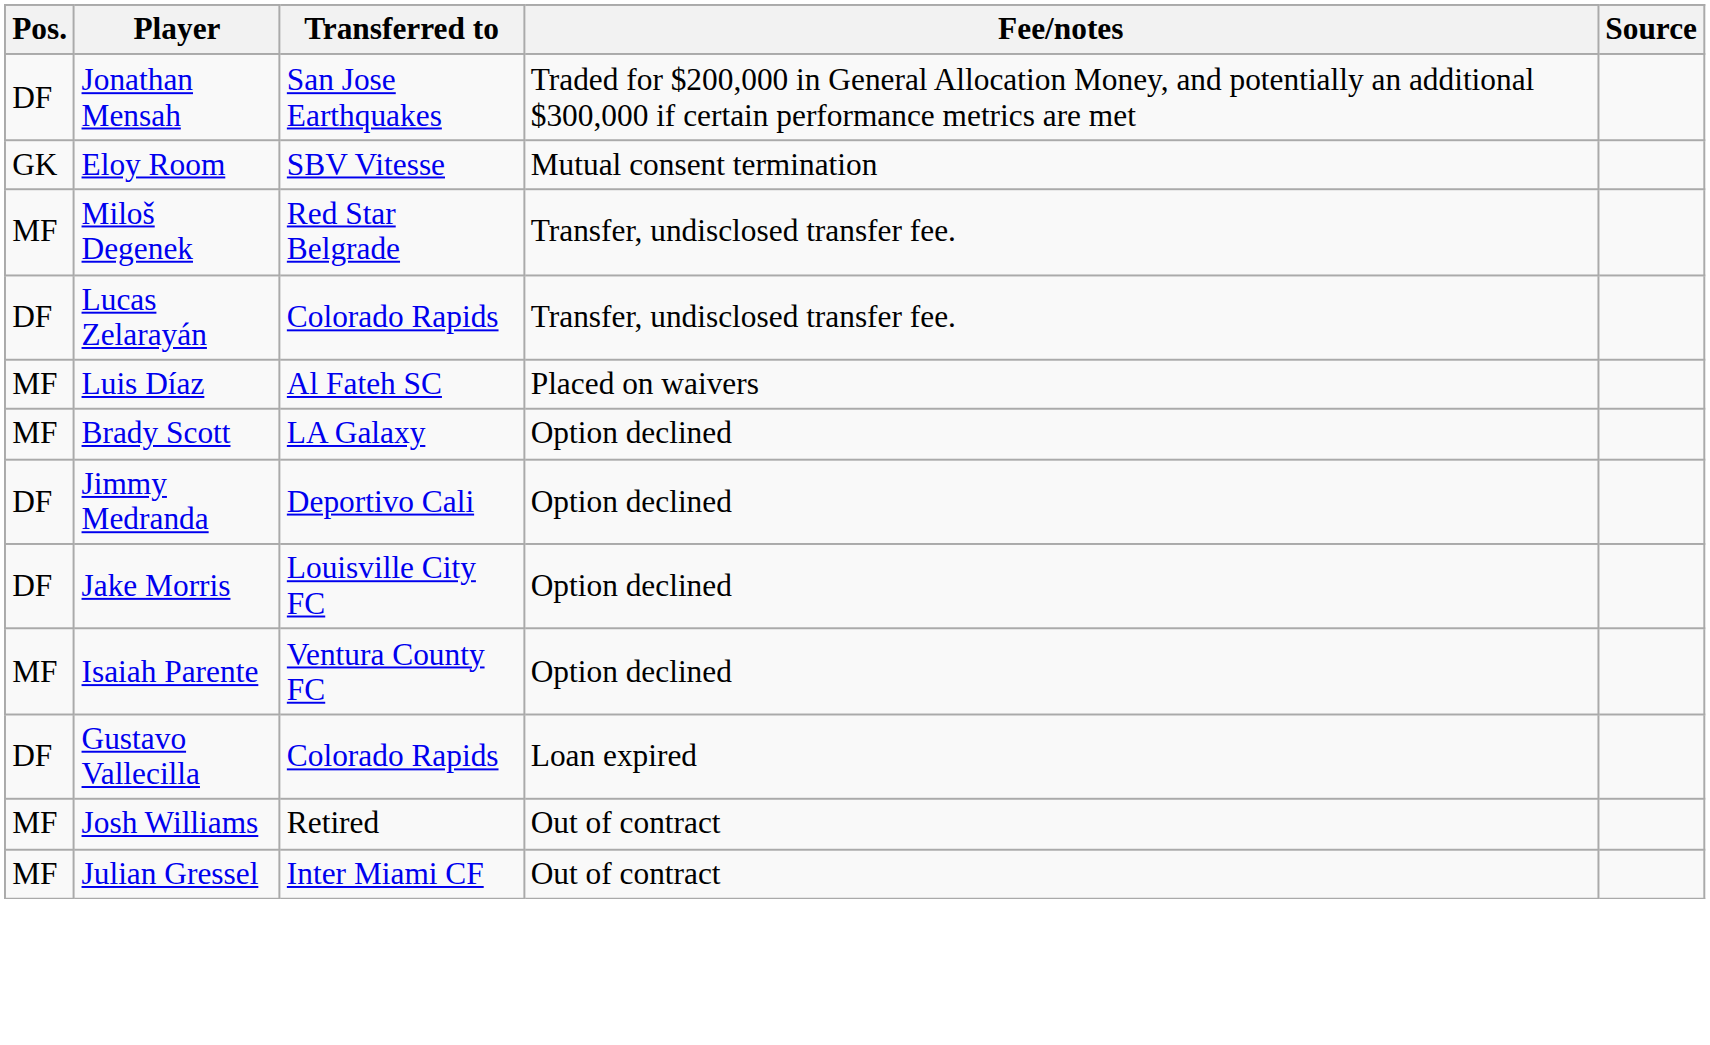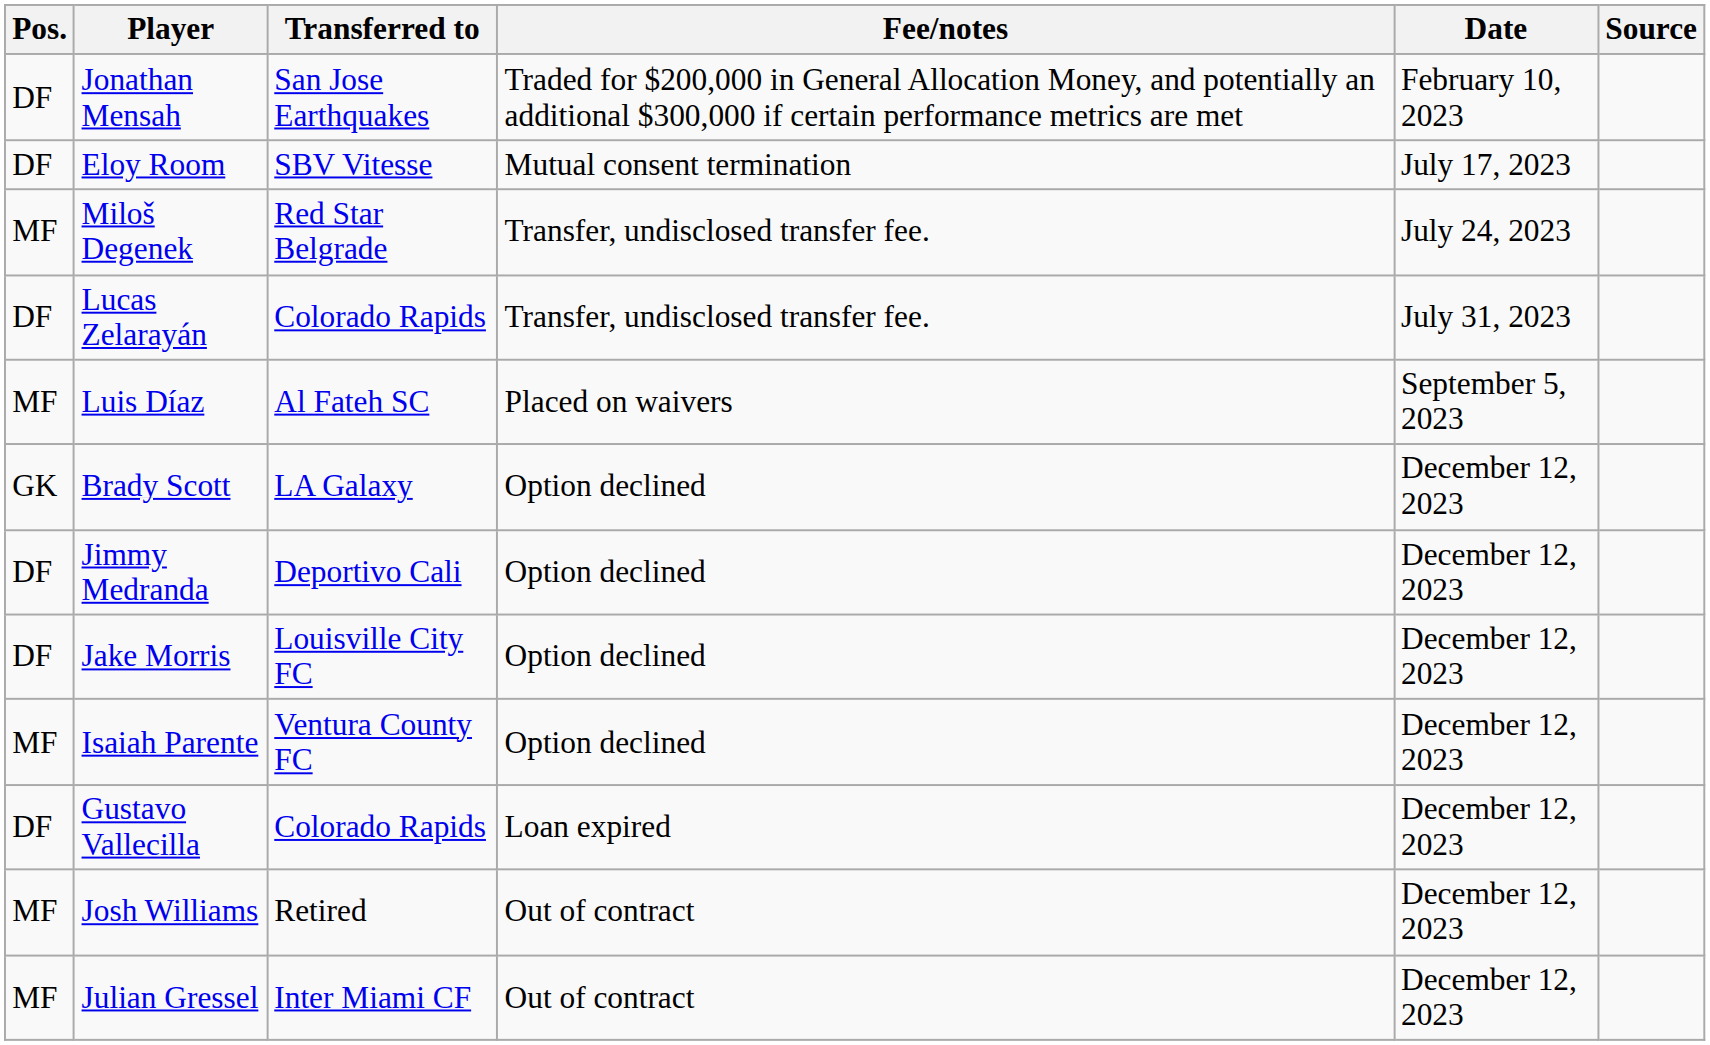+ column: (1496, 29)
(35, 164) GK -> (32, 164) DF
(35, 433) MF -> (35, 486) GK
